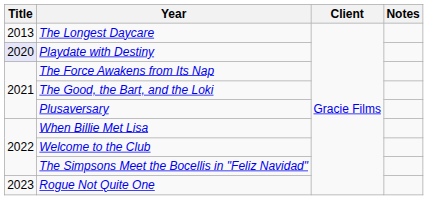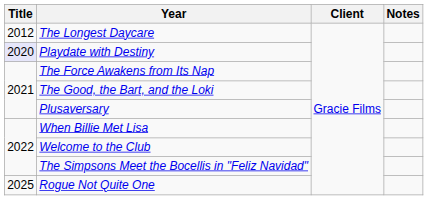(20, 33) 2013 -> (20, 33) 2012
(20, 185) 2023 -> (20, 185) 2025
